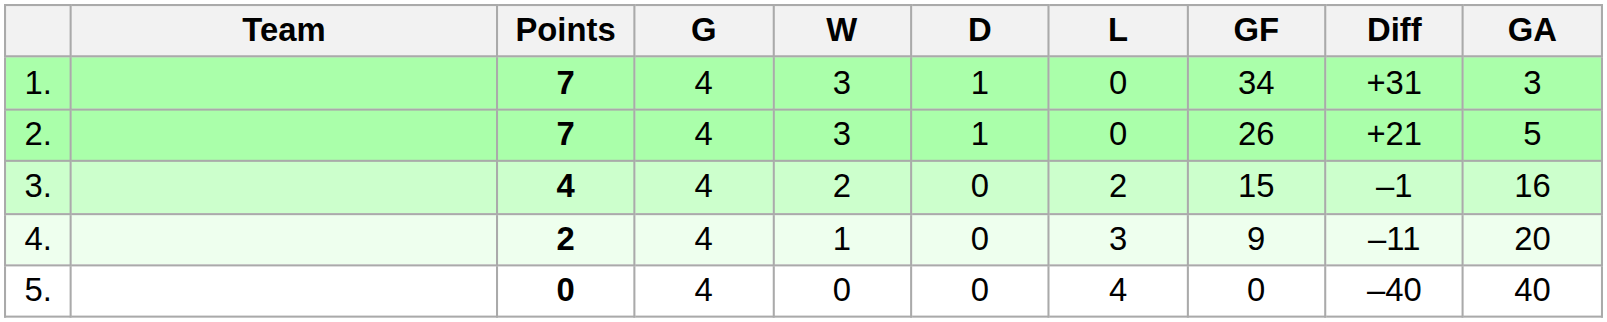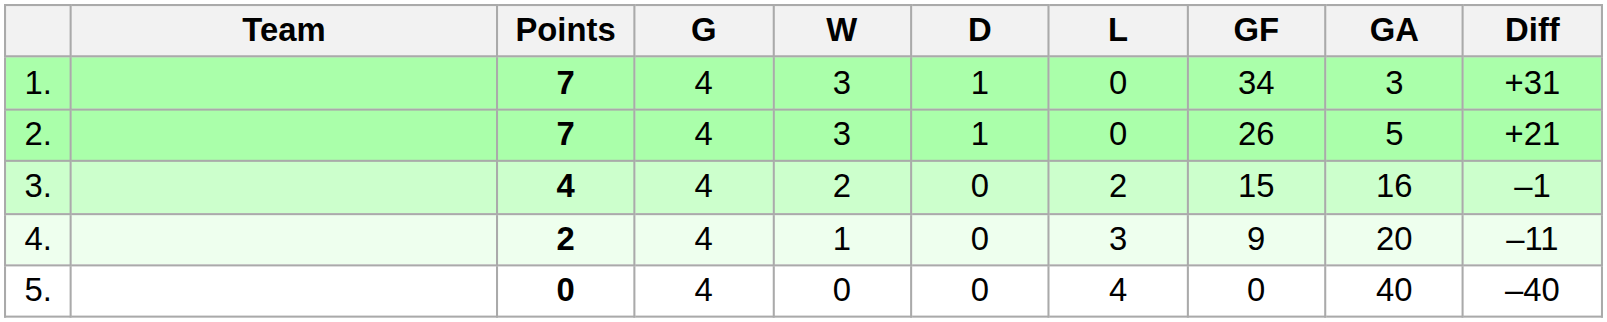columns swapped: (1532, 30) <-> (1394, 30)
